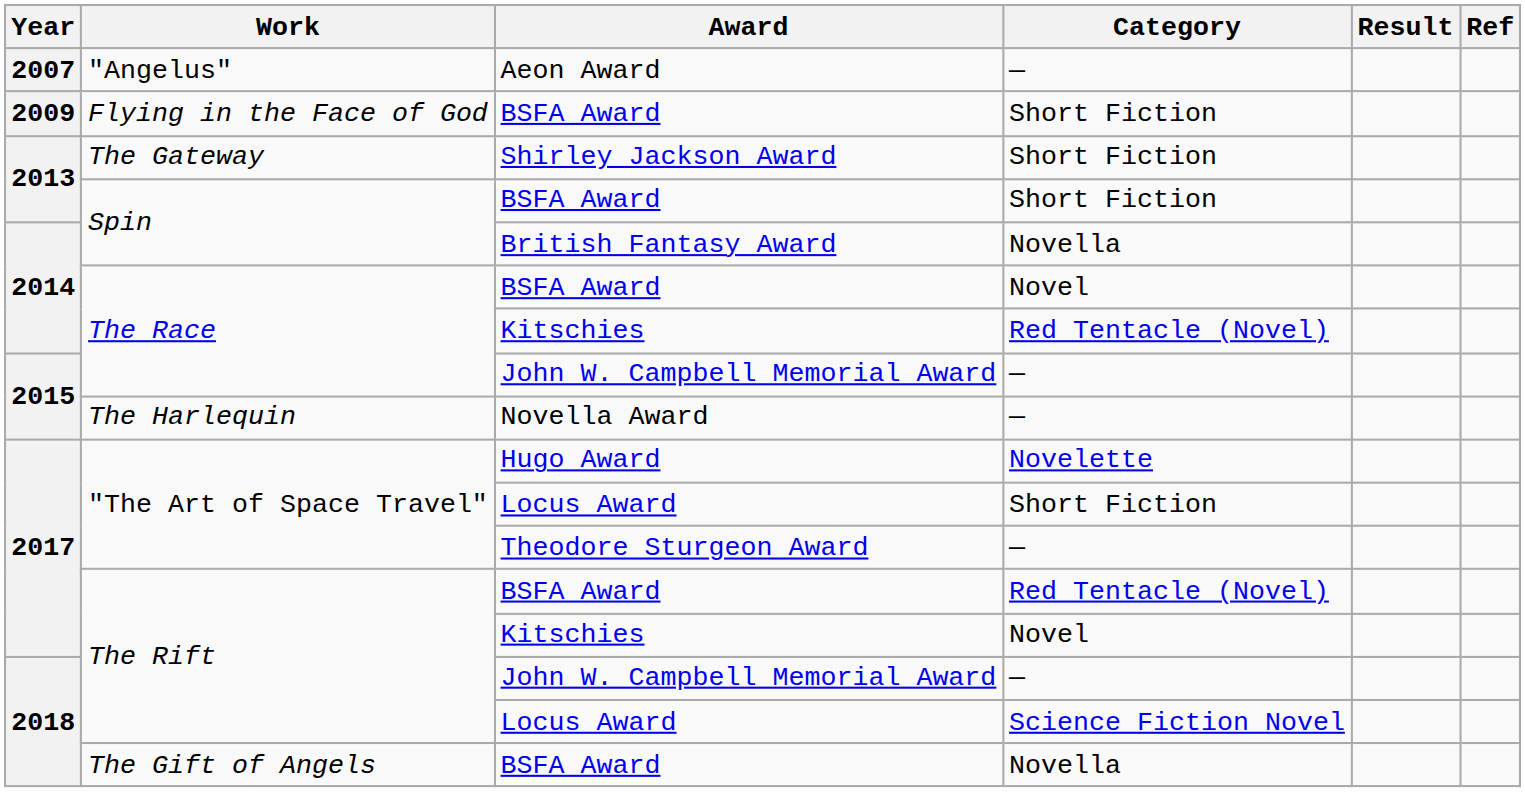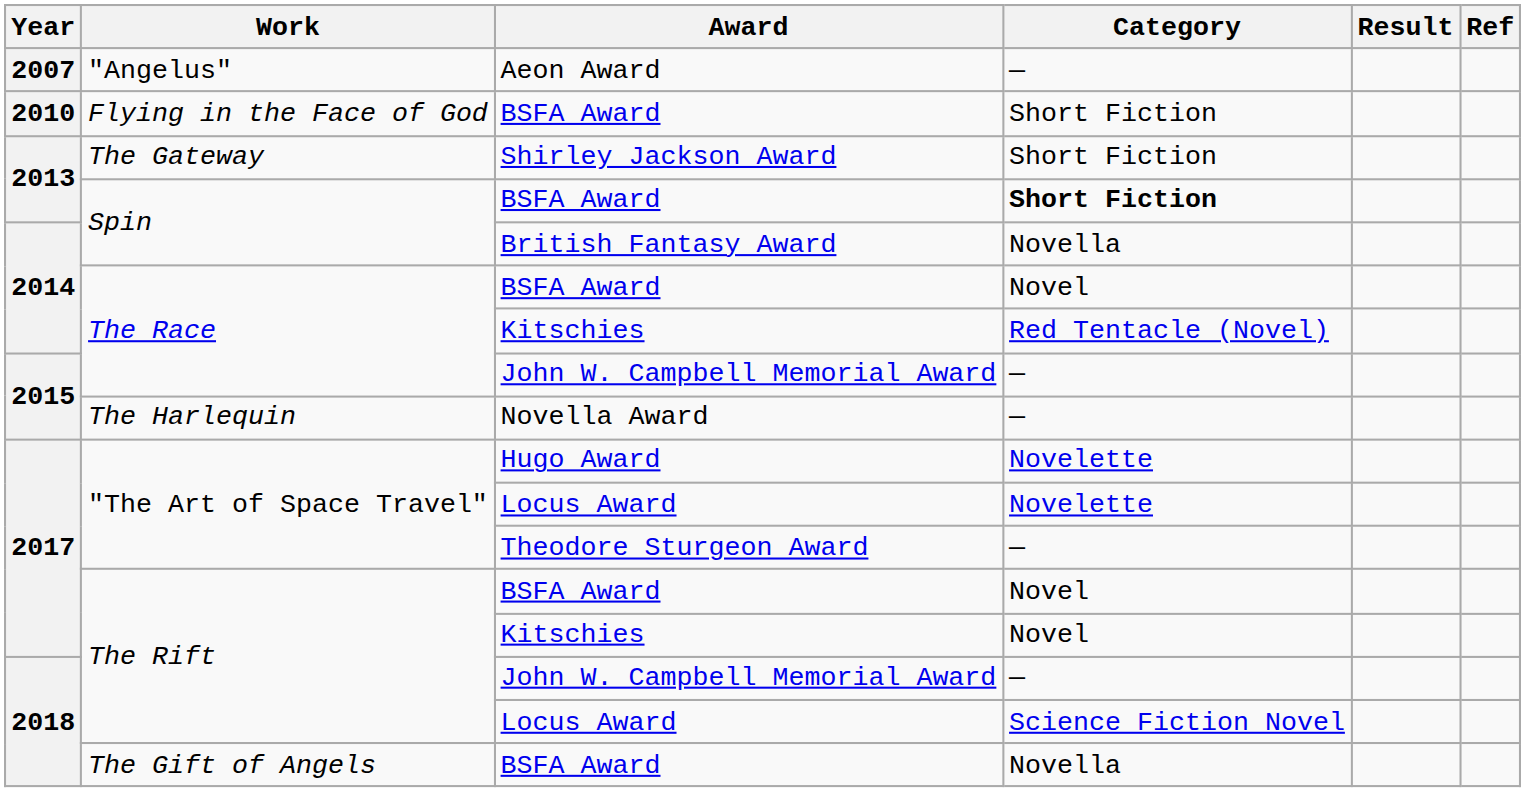(43, 114) 2009 -> (43, 114) 2010
(1113, 200) normal -> (1113, 200) bold
(1113, 505) Short Fiction -> (1081, 505) Novelette
(1169, 591) Red Tentacle (Novel) -> (1049, 591) Novel
